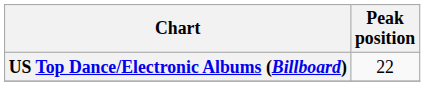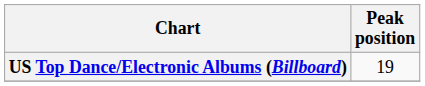(385, 66) 22 -> (385, 66) 19
